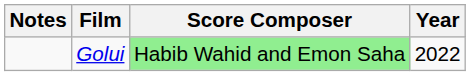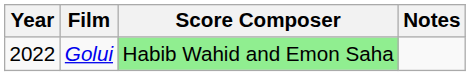columns swapped: (438, 20) <-> (38, 20)
